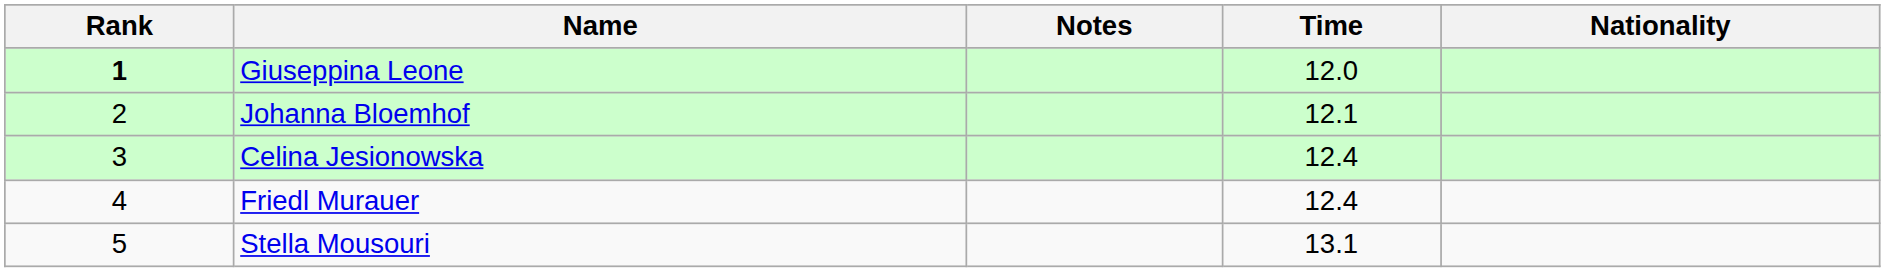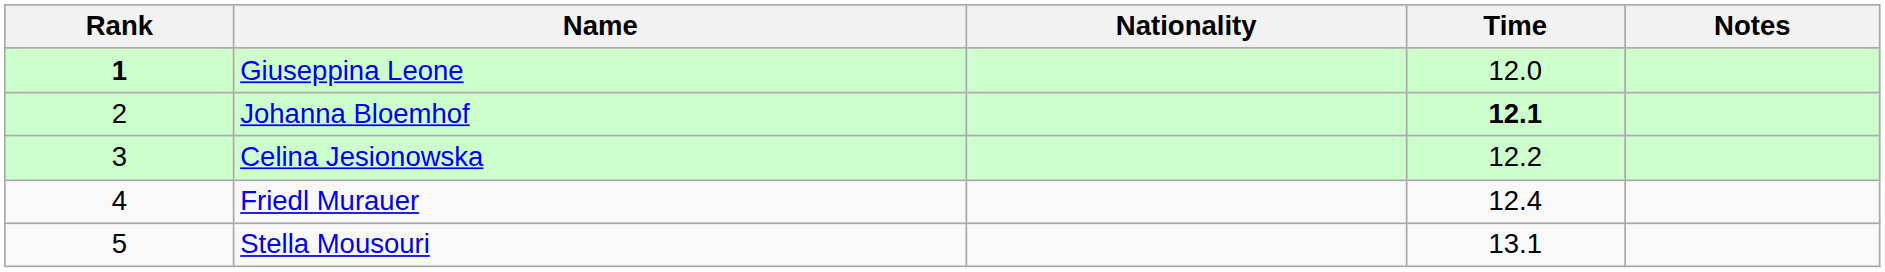columns swapped: (1660, 26) <-> (1094, 26)
(1331, 113) normal -> (1515, 113) bold
(1331, 157) 12.4 -> (1515, 157) 12.2
